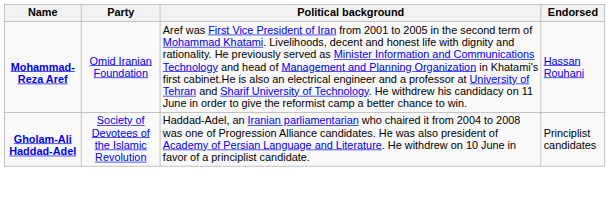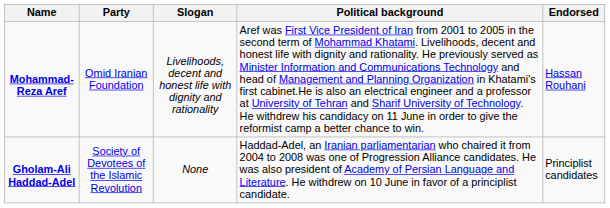+ column: (195, 13)
